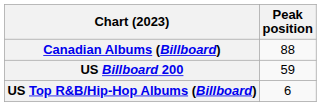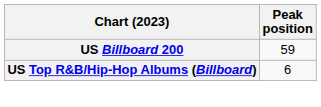- row: (132, 49)
